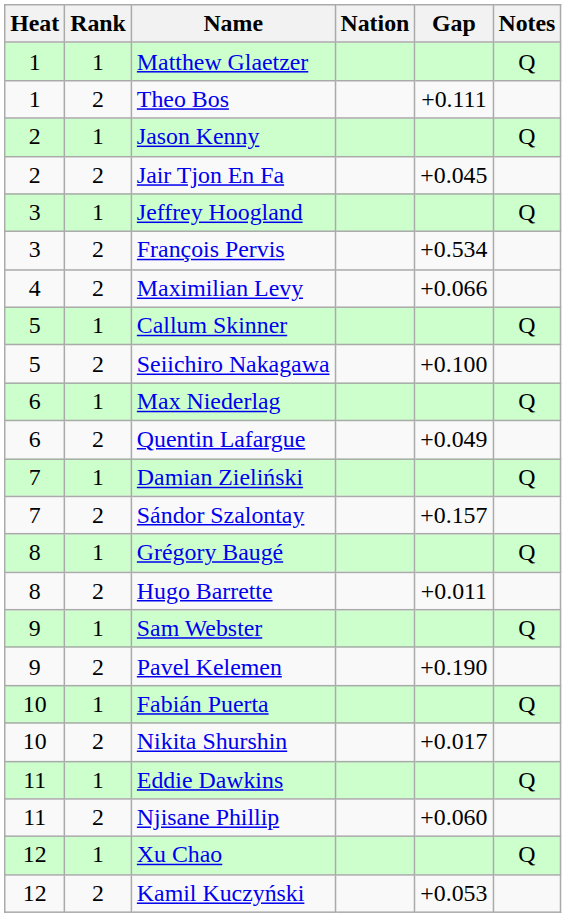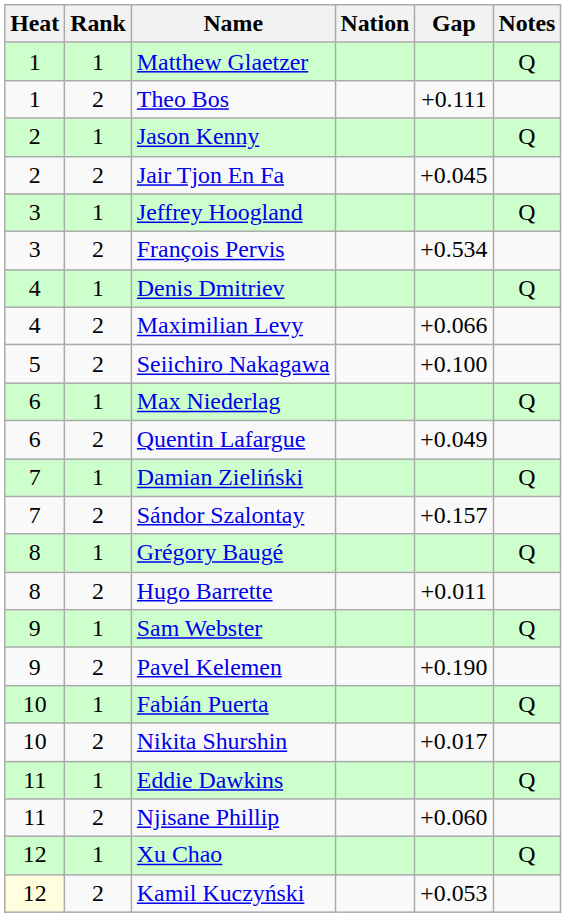+ row: (211, 288)
- row: (212, 325)
(35, 893) no background -> (35, 893) lightyellow background
